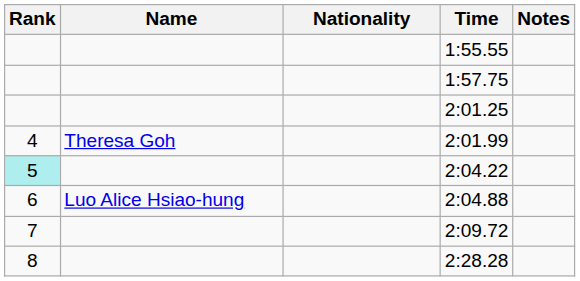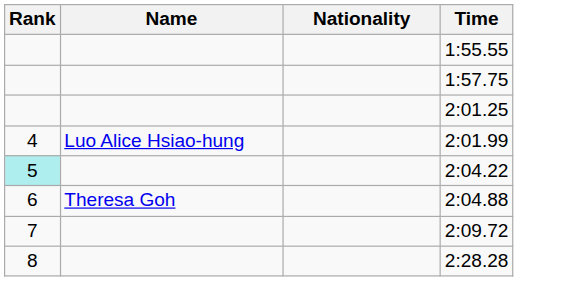- column: (544, 19)
(120, 140) Theresa Goh -> (154, 140) Luo Alice Hsiao-hung
(154, 200) Luo Alice Hsiao-hung -> (120, 200) Theresa Goh
